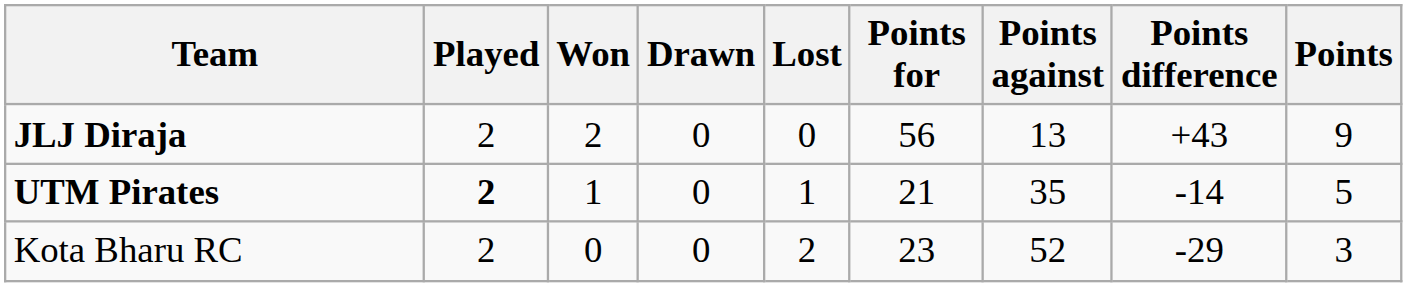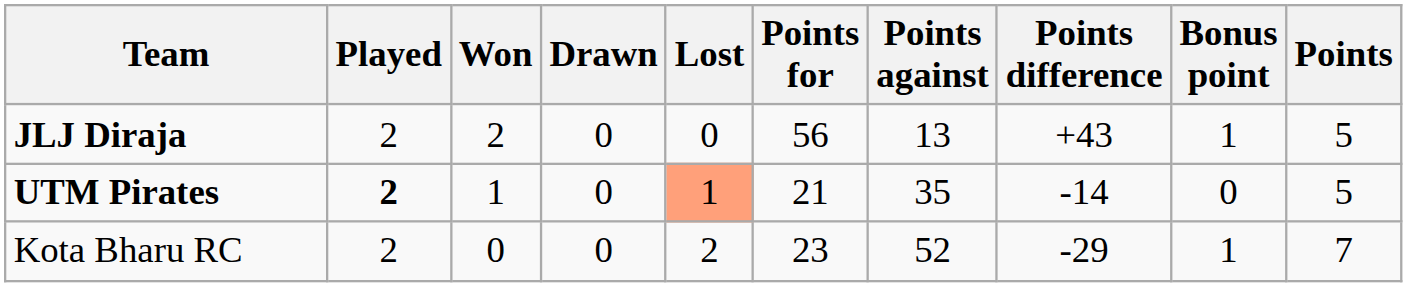+ column: (1229, 54)
(1344, 133) 9 -> (1344, 133) 5
(807, 191) no background -> (709, 191) lightsalmon background
(1344, 250) 3 -> (1344, 250) 7
